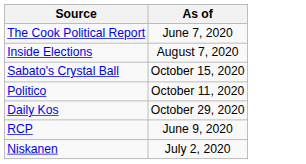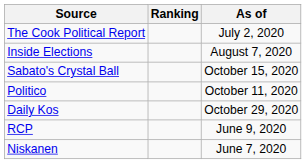+ column: (175, 14)
(198, 33) June 7, 2020 -> (251, 33) July 2, 2020
(198, 149) July 2, 2020 -> (251, 149) June 7, 2020
